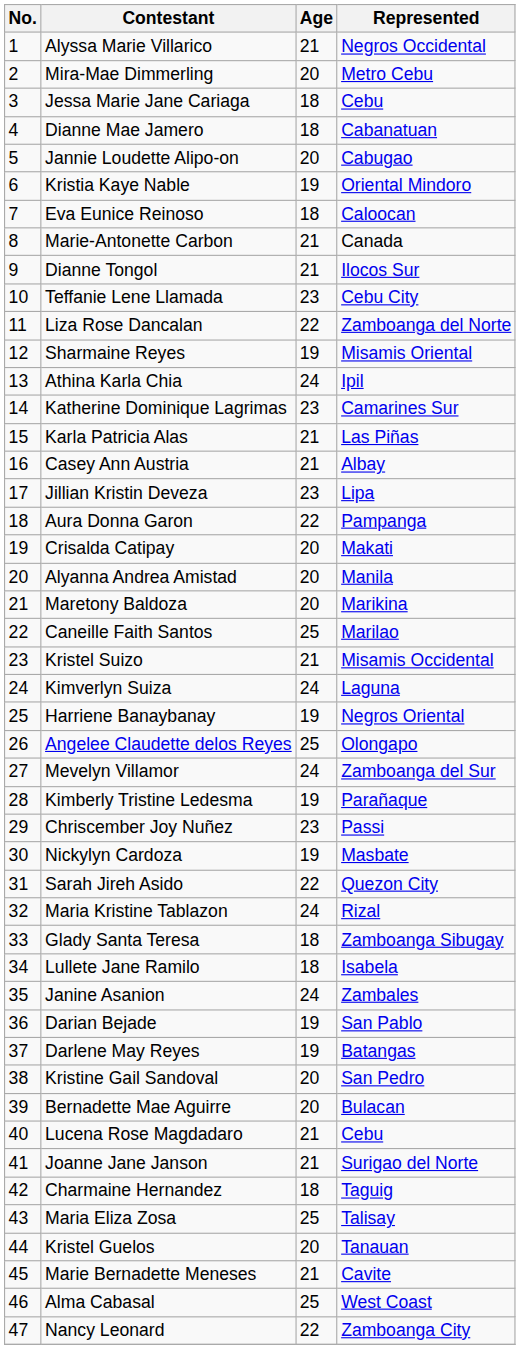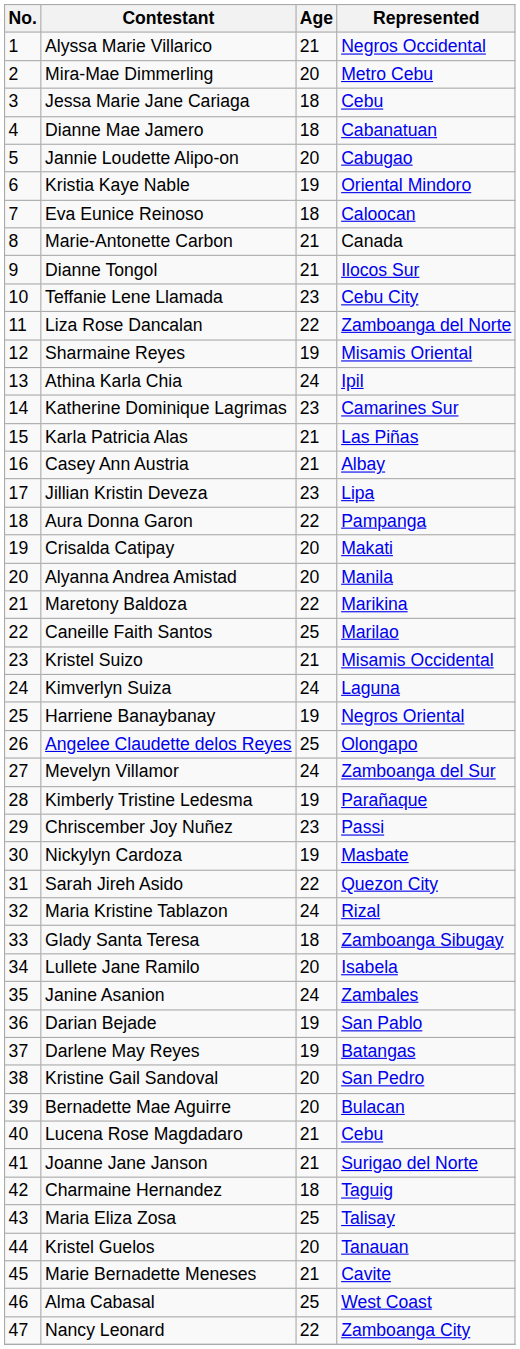(310, 604) 20 -> (310, 604) 22
(310, 967) 18 -> (310, 967) 20
